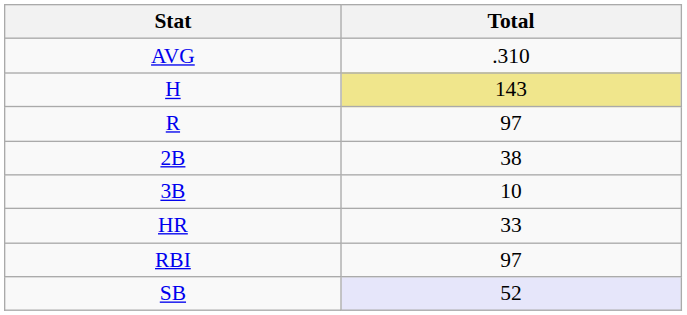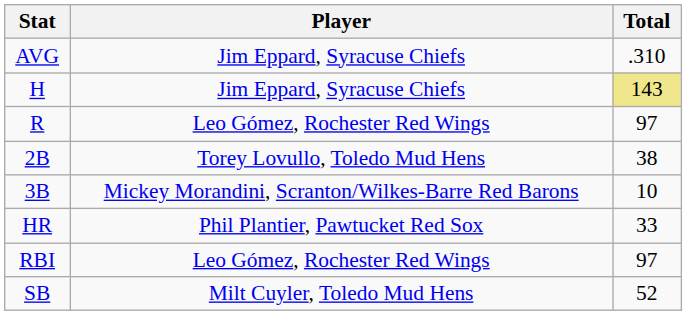+ column: (341, 21)
(511, 293) lavender background -> (647, 293) no background
